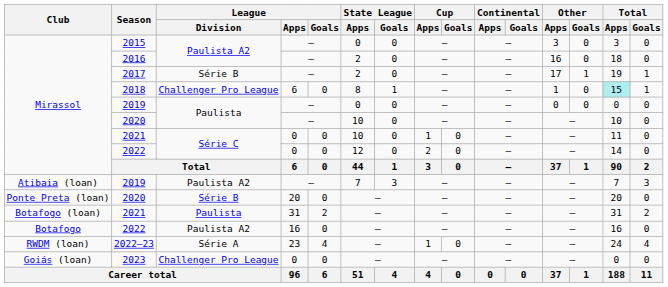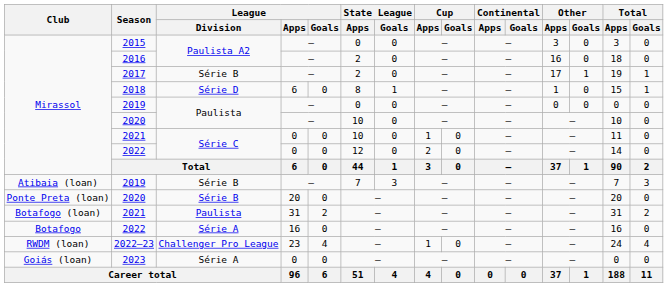(219, 89) Challenger Pro League -> (219, 89) Série D
(616, 89) paleturquoise background -> (616, 89) no background
(219, 182) Paulista A2 -> (219, 182) Série B
(219, 229) Paulista A2 -> (219, 229) Série A
(219, 244) Série A -> (219, 244) Challenger Pro League
(219, 260) Challenger Pro League -> (219, 260) Série A
